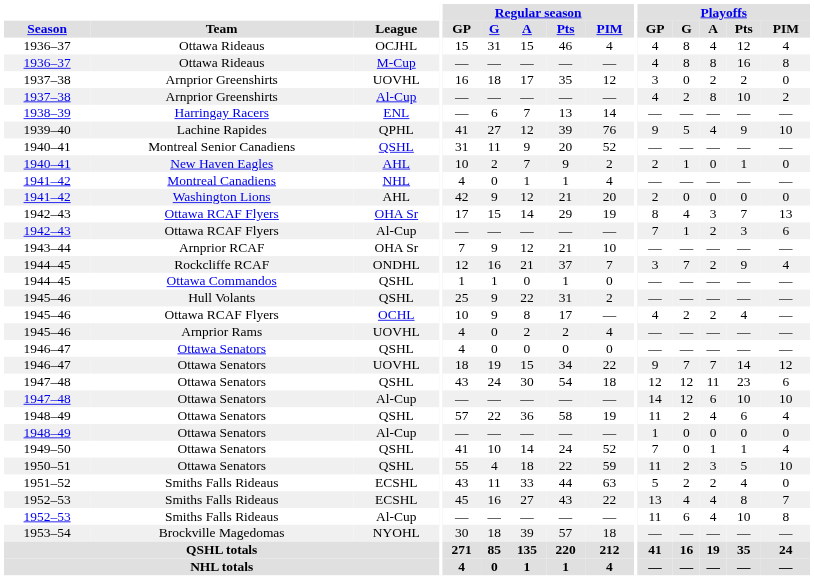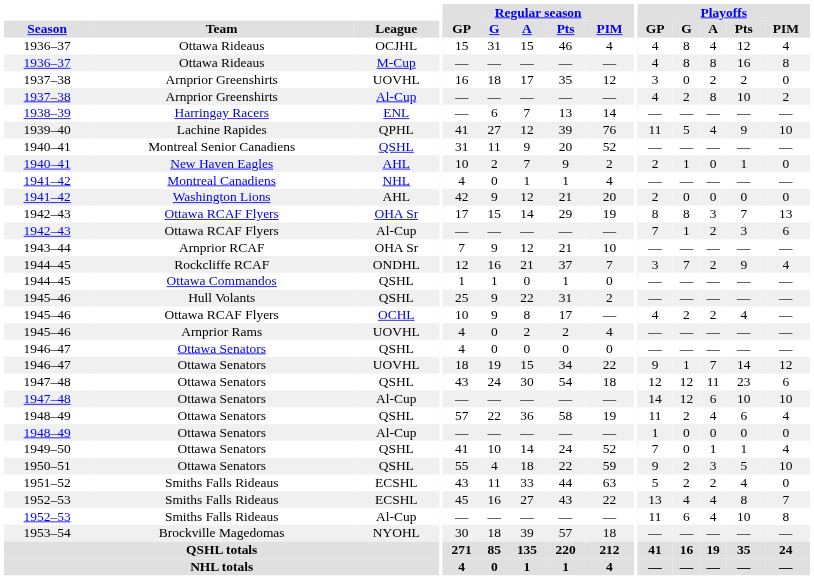(655, 130) 9 -> (655, 130) 11
(686, 214) 4 -> (686, 214) 8
(686, 365) 7 -> (686, 365) 1
(655, 466) 11 -> (655, 466) 9
